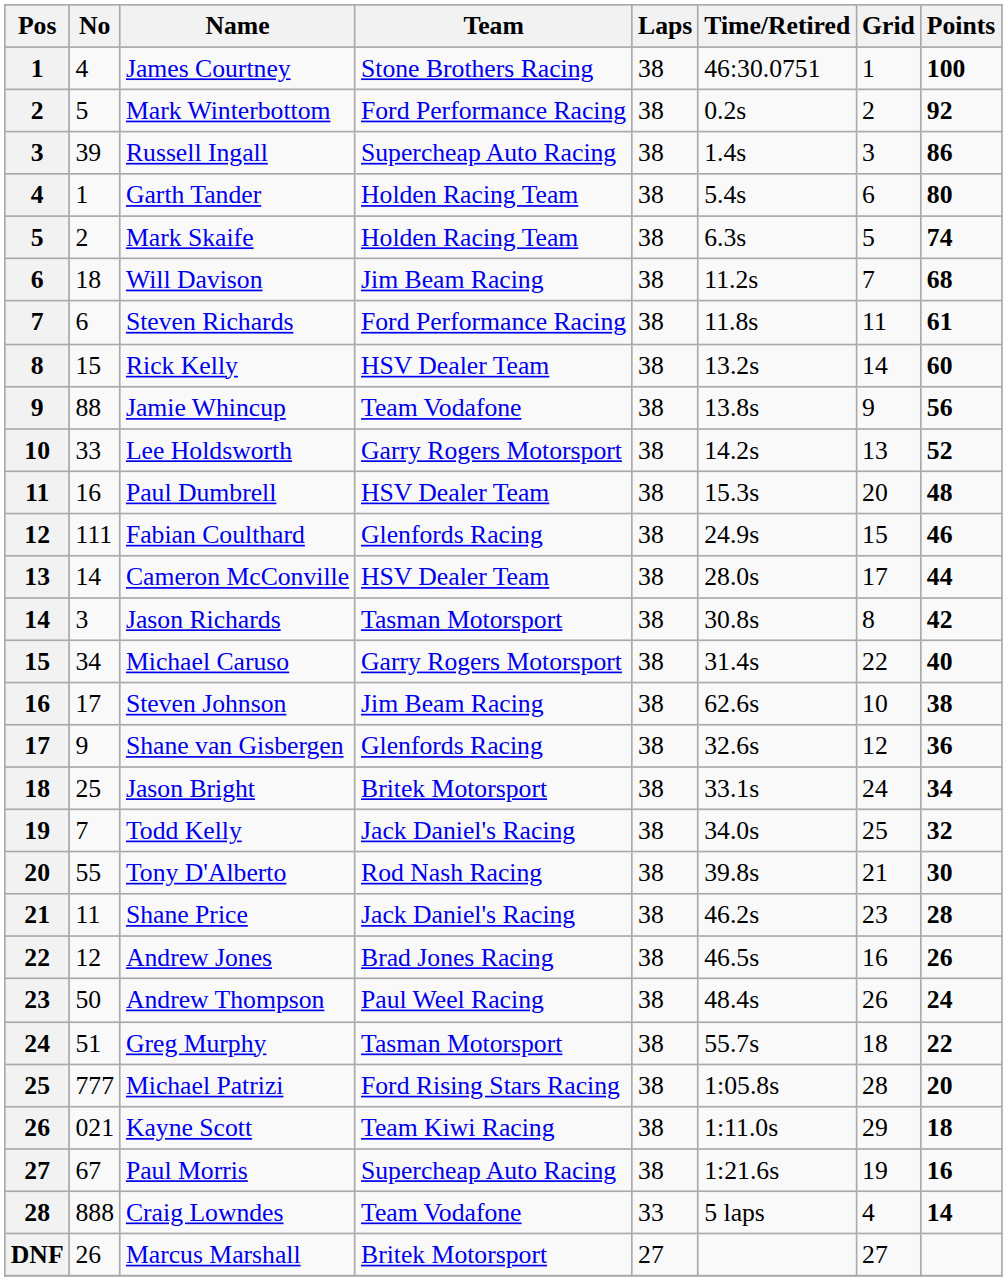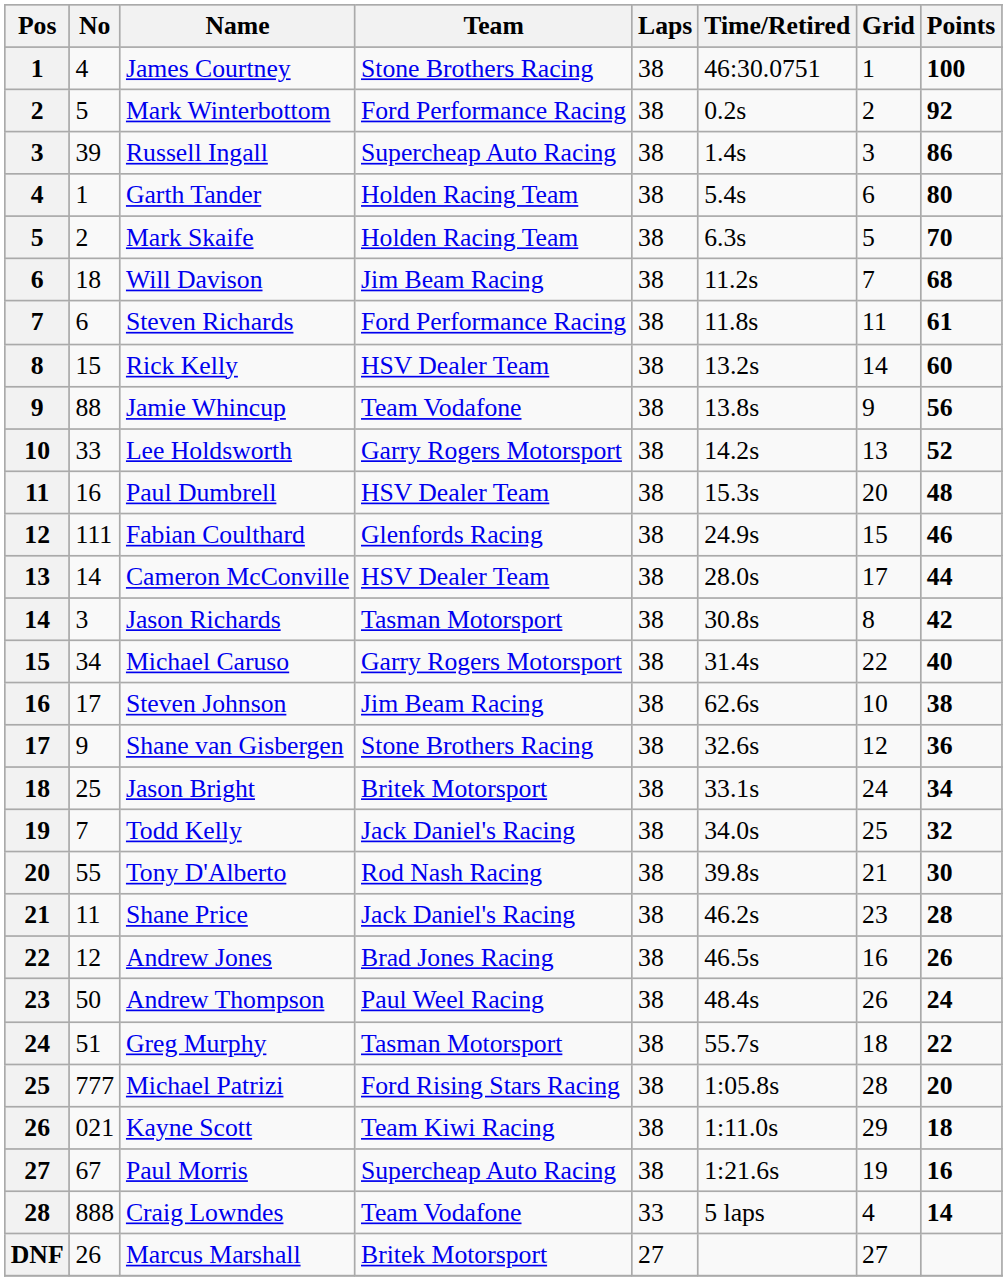(940, 237) 74 -> (940, 237) 70
(452, 745) Glenfords Racing -> (477, 745) Stone Brothers Racing
